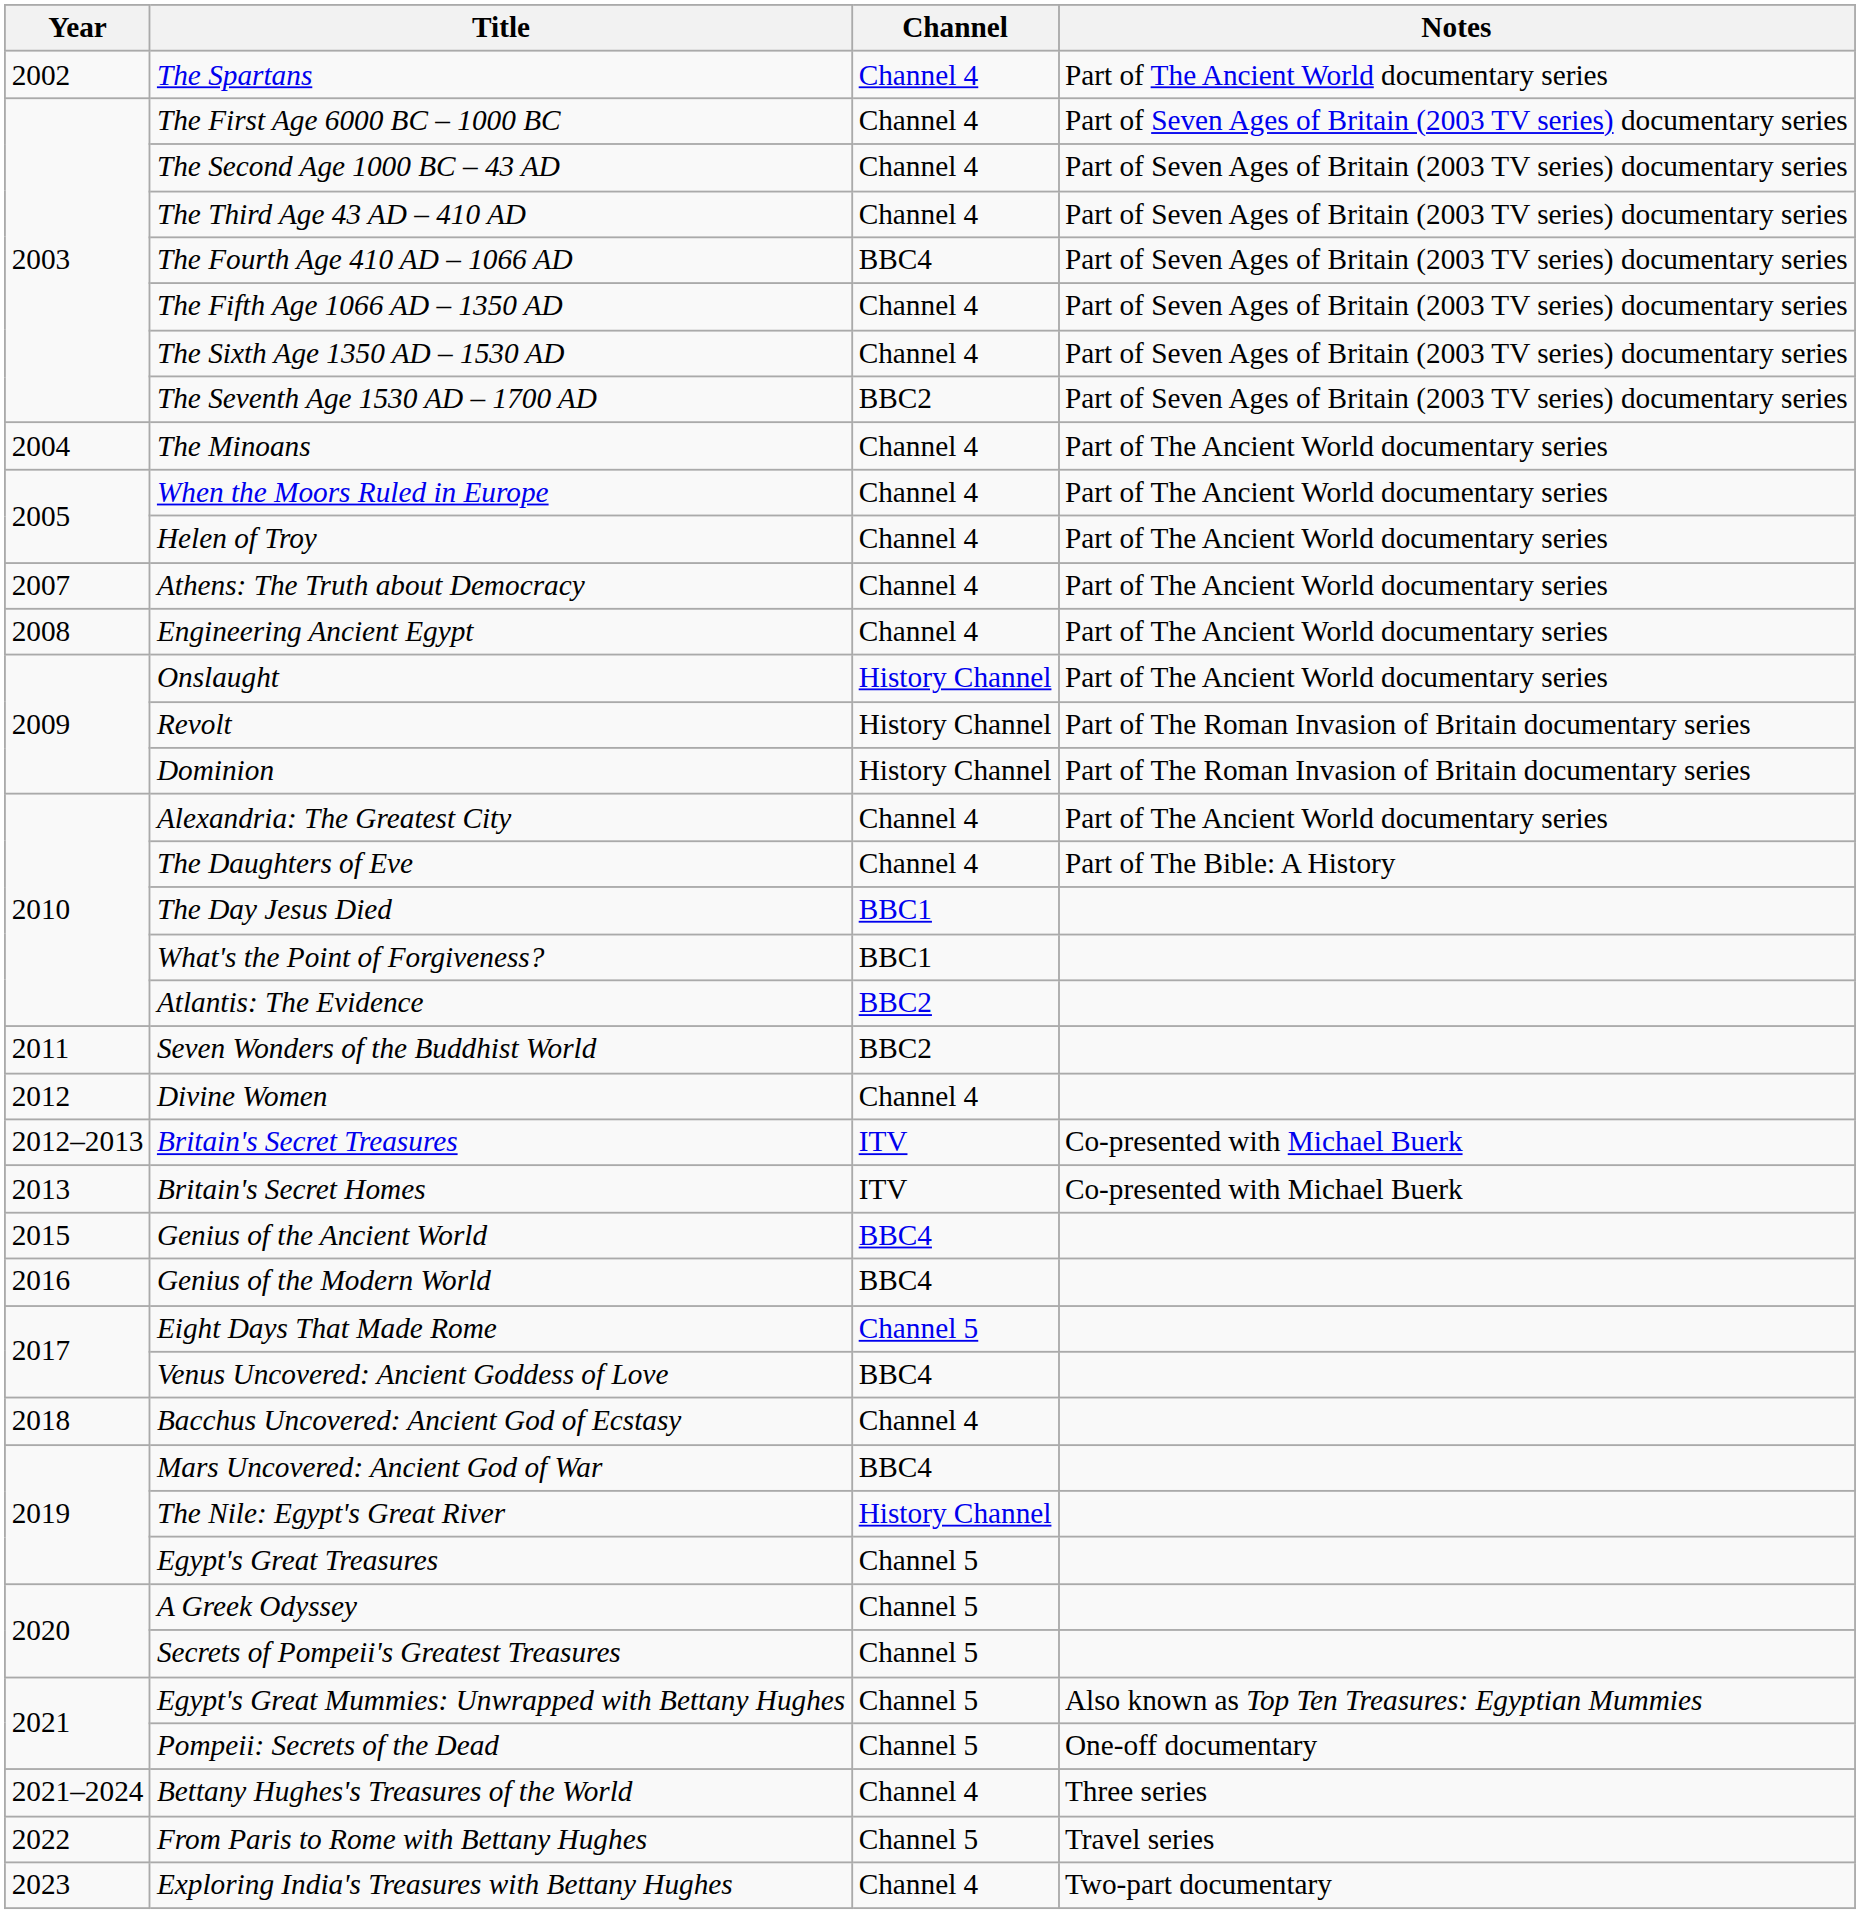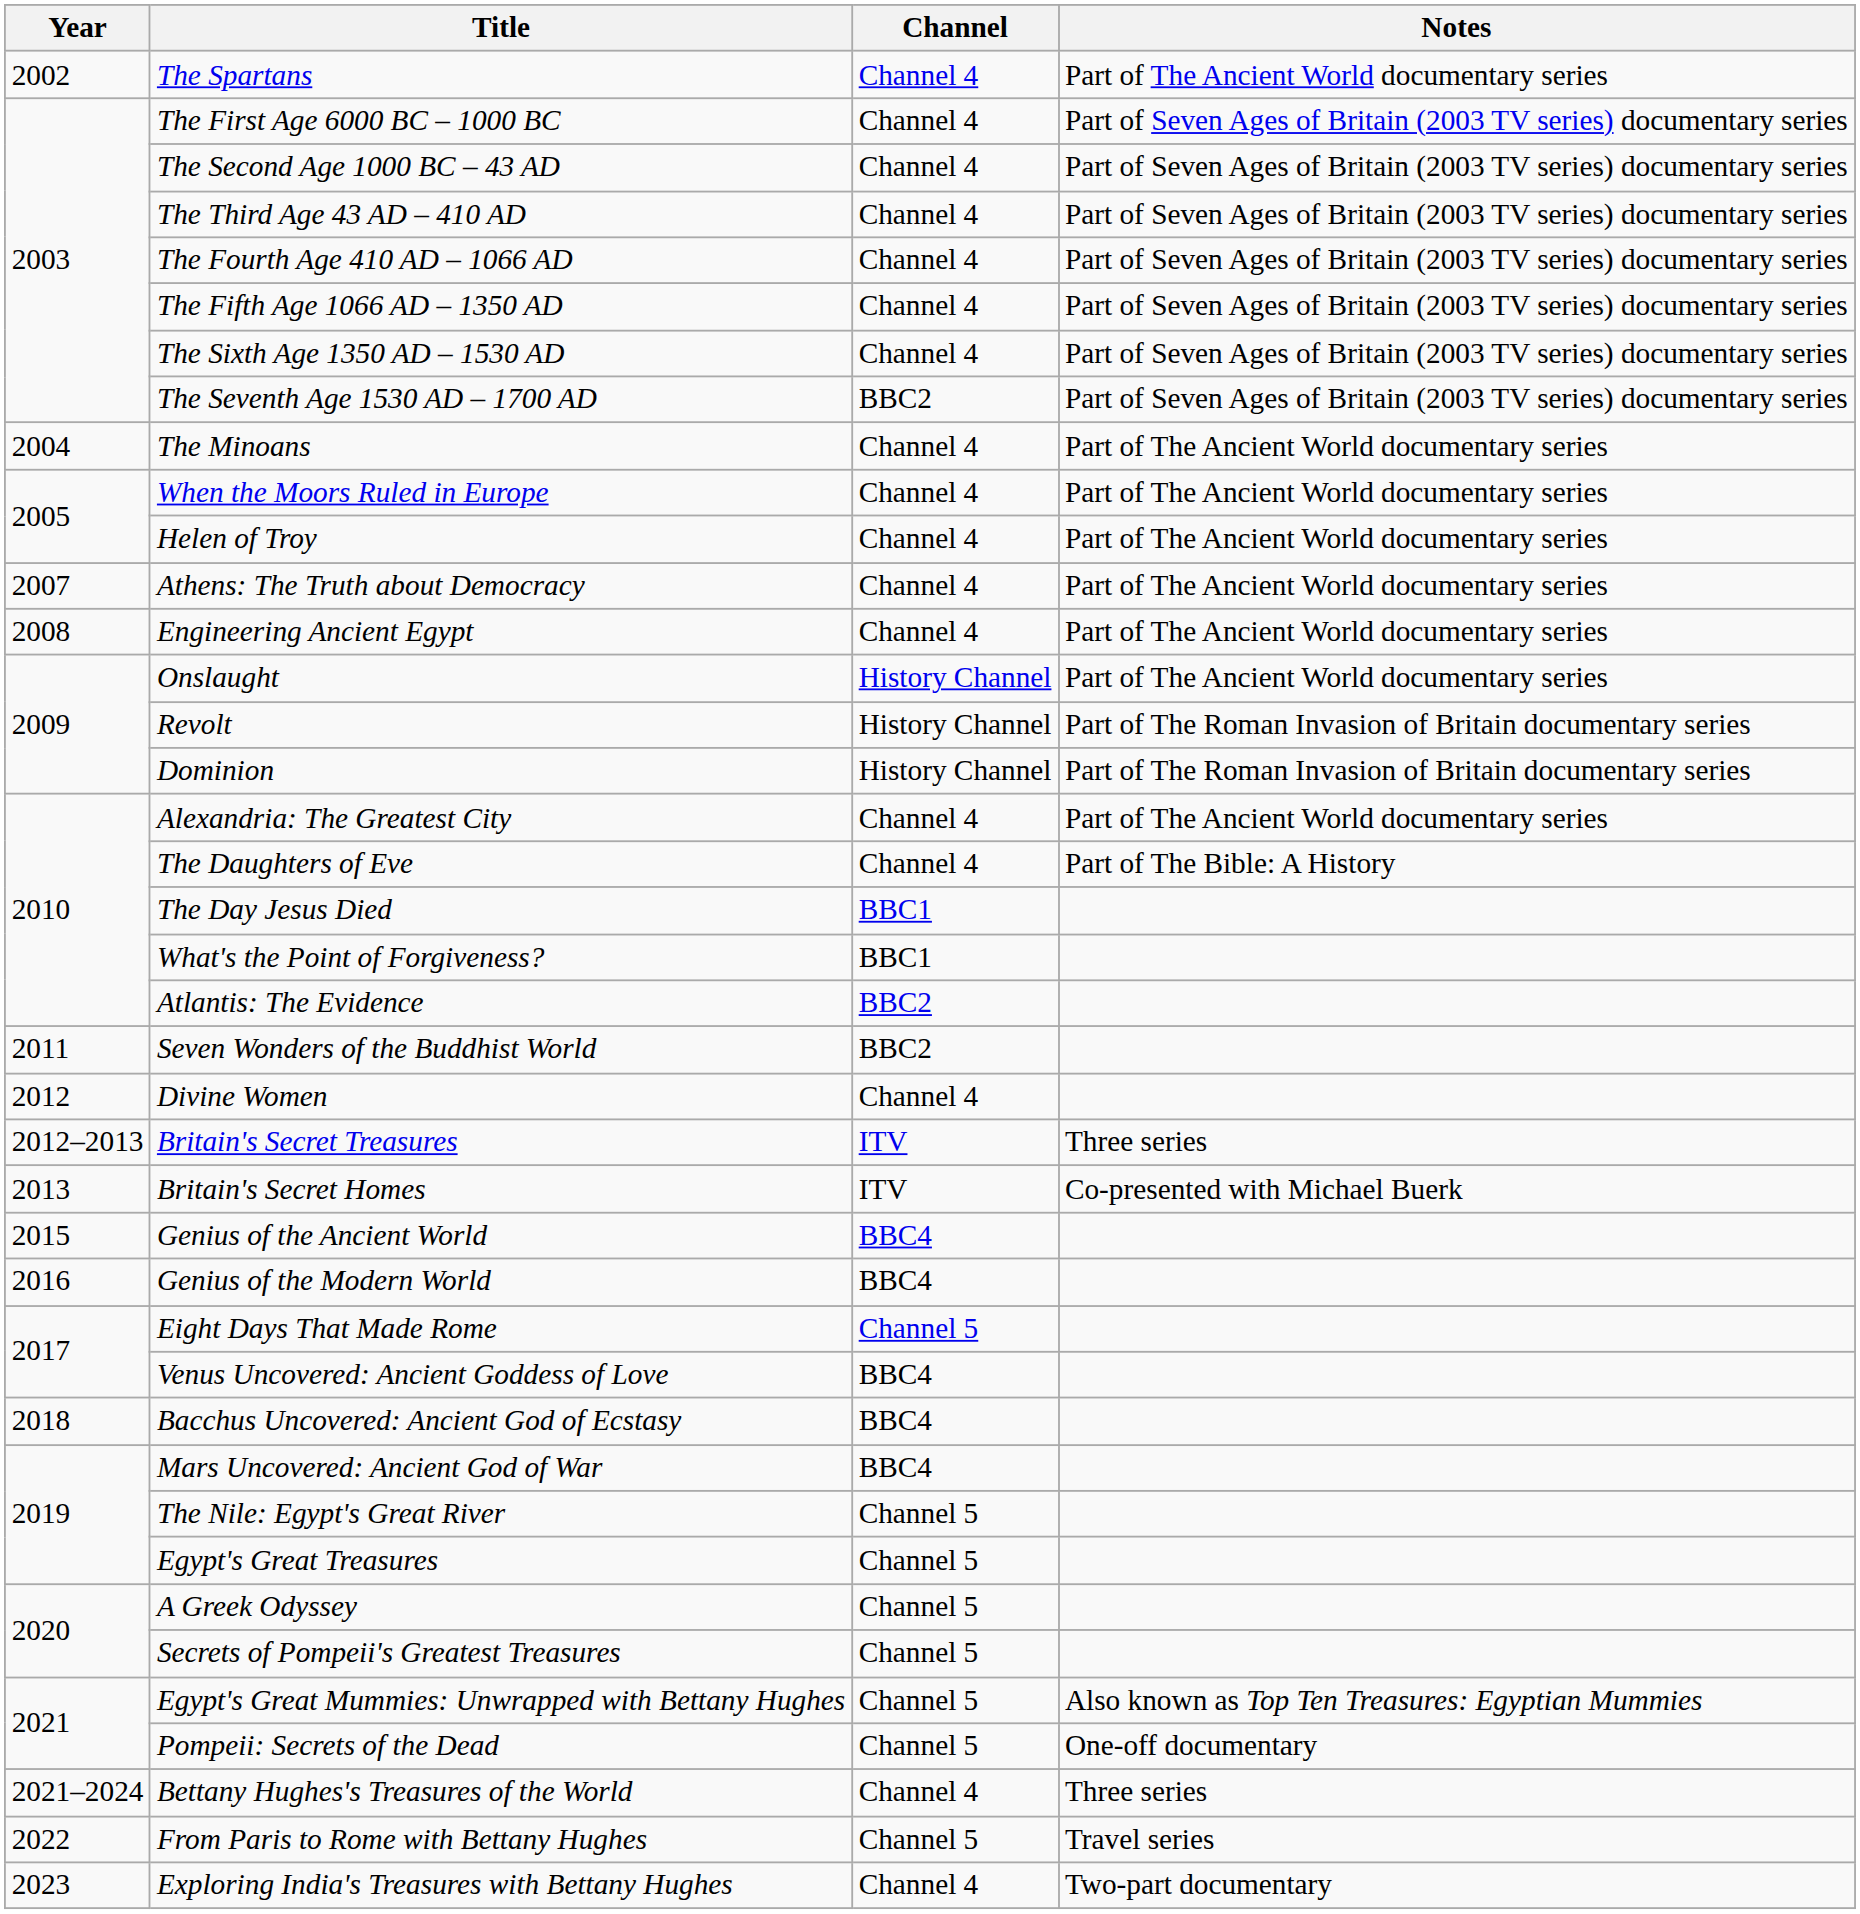(895, 259) BBC4 -> (918, 259) Channel 4
(1264, 1142) Co-presented with Michael Buerk -> (1136, 1142) Three series
(918, 1420) Channel 4 -> (895, 1420) BBC4
(955, 1513) History Channel -> (918, 1513) Channel 5
